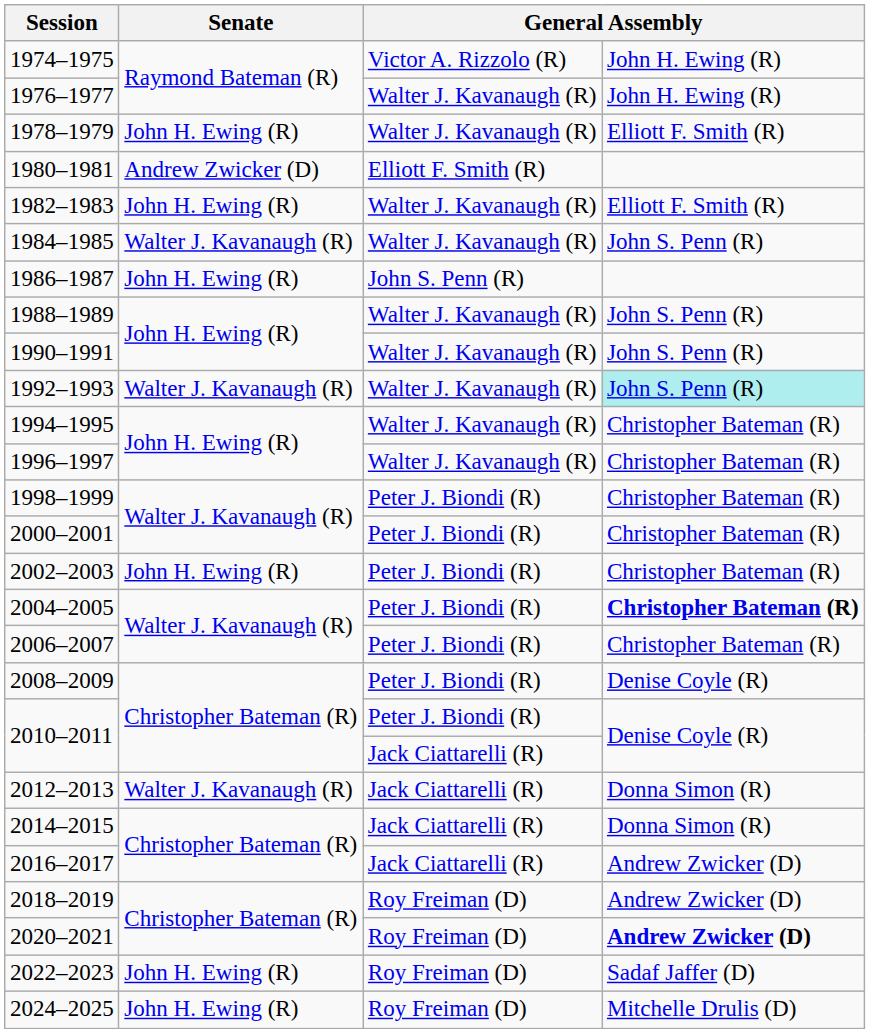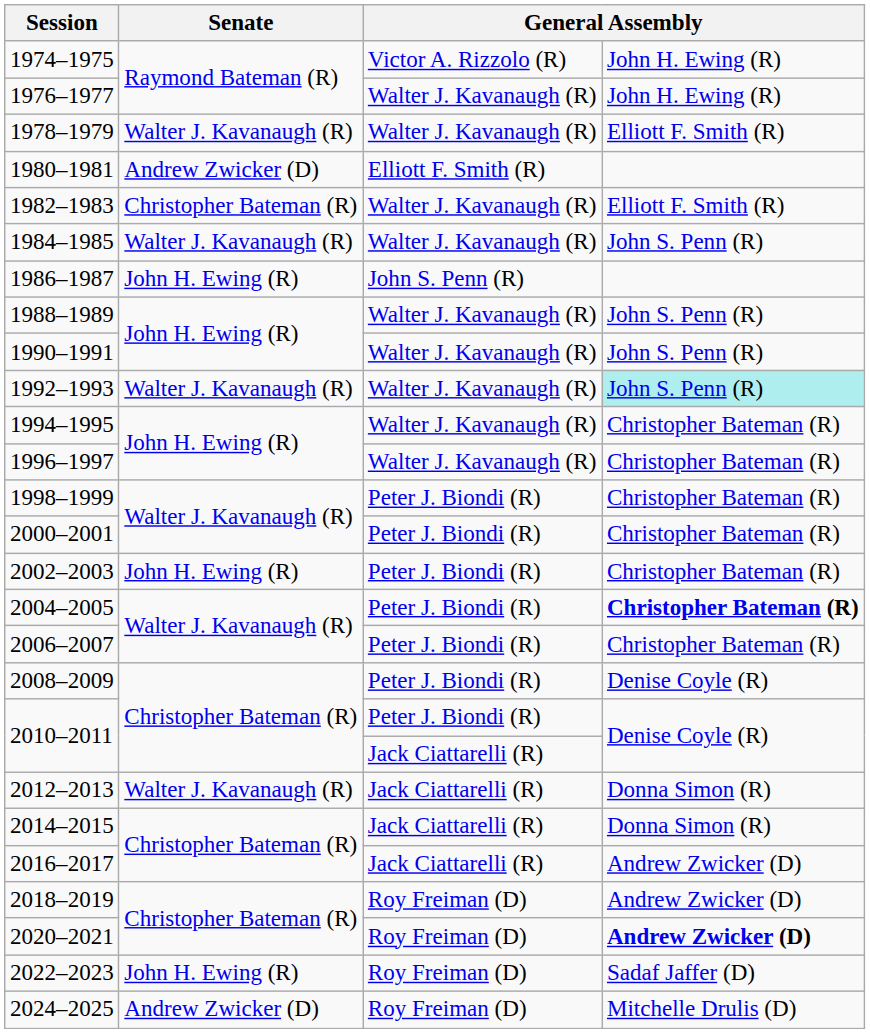(211, 132) John H. Ewing (R) -> (239, 132) Walter J. Kavanaugh (R)
(211, 205) John H. Ewing (R) -> (241, 205) Christopher Bateman (R)
(211, 1009) John H. Ewing (R) -> (222, 1009) Andrew Zwicker (D)
